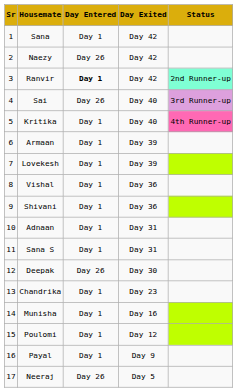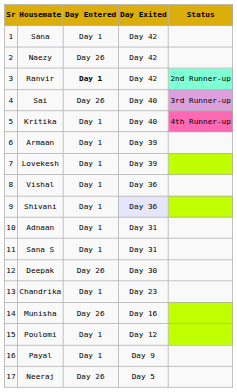(143, 207) no background -> (143, 207) lavender background
(91, 313) Day 1 -> (91, 313) Day 26
